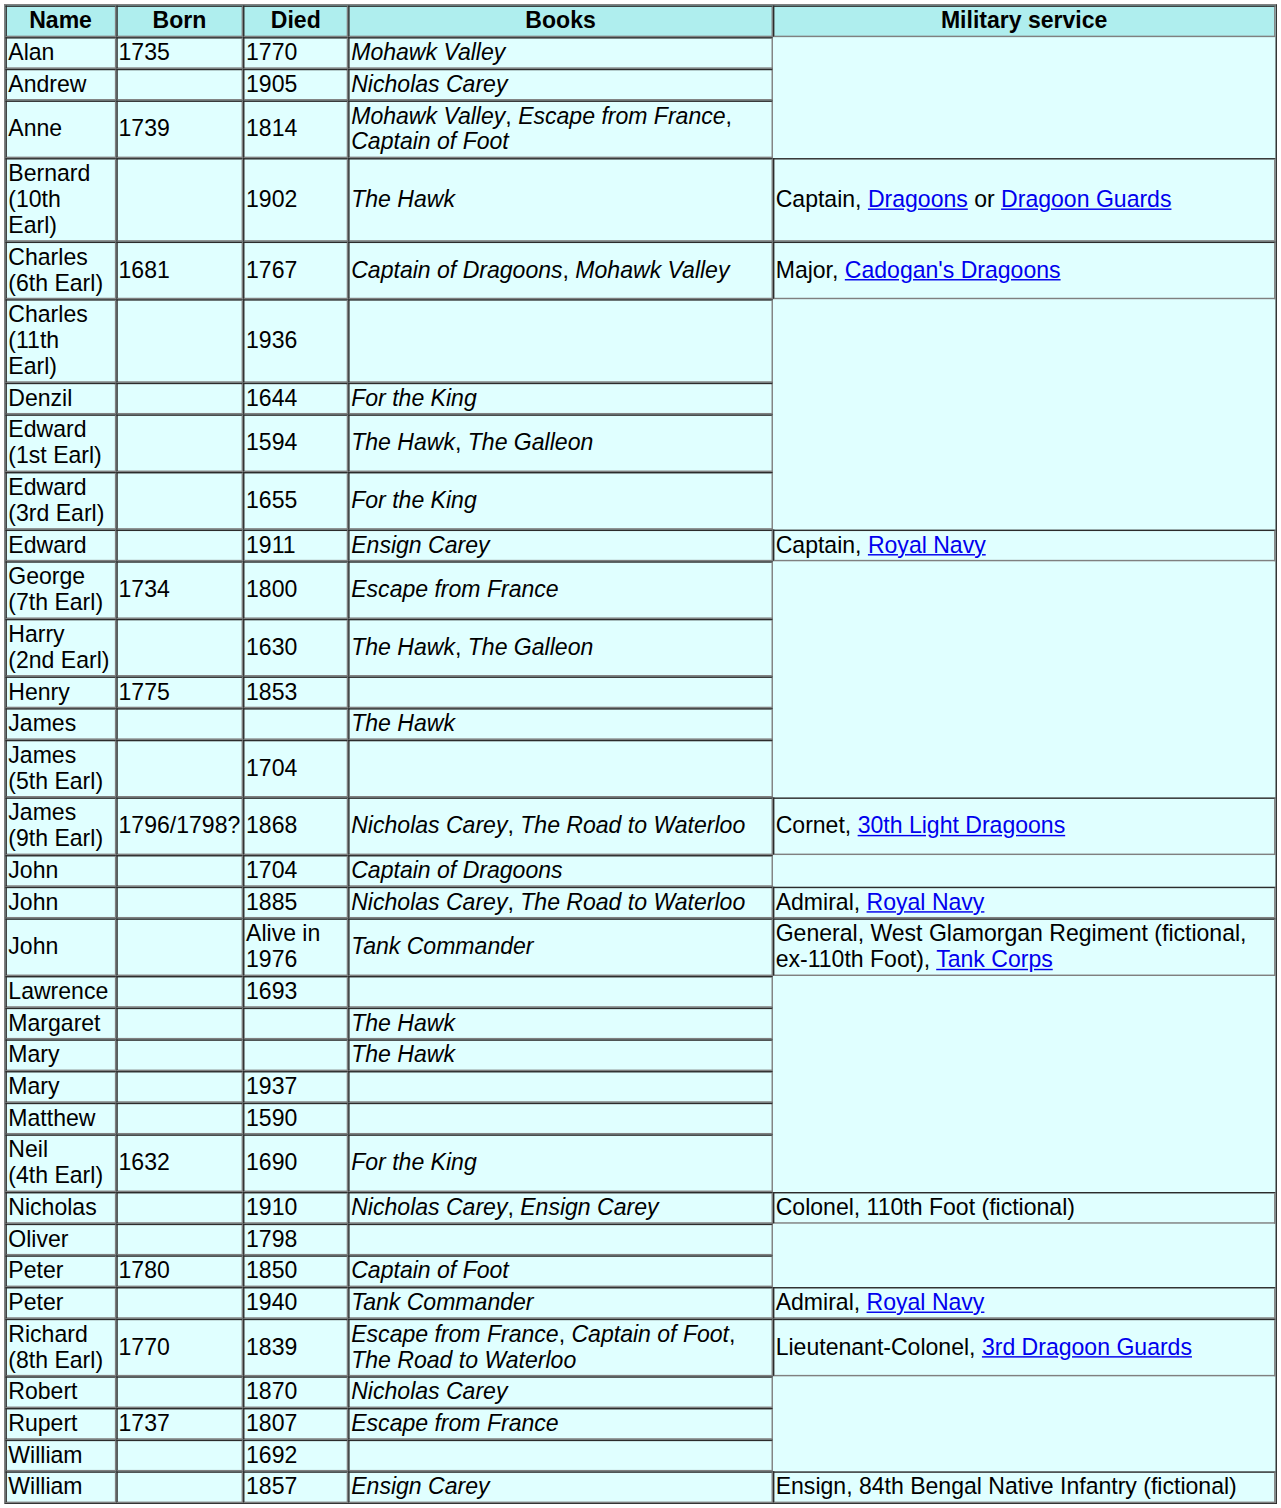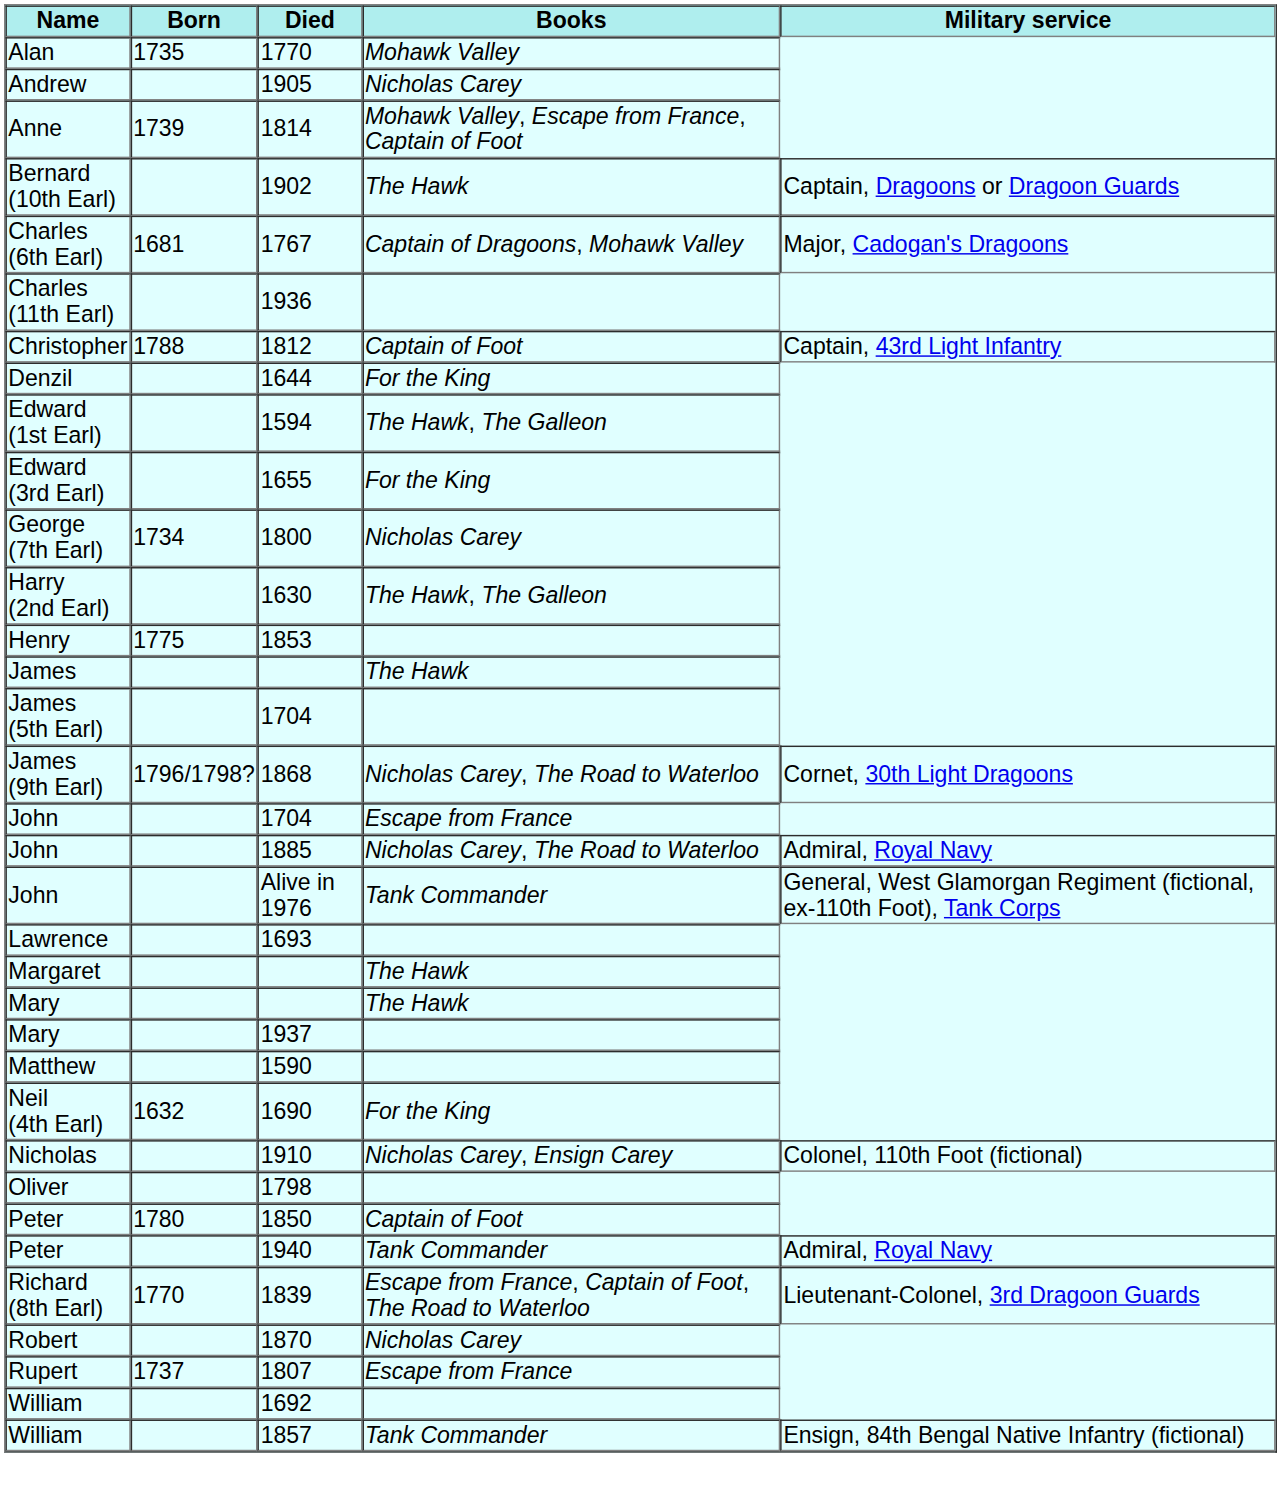+ row: (68, 346)
- row: (47, 545)
(455, 589) Escape from France -> (443, 538) Nicholas Carey
(457, 870) Captain of Dragoons -> (469, 818) Escape from France
(420, 1486) Ensign Carey -> (456, 1435) Tank Commander
